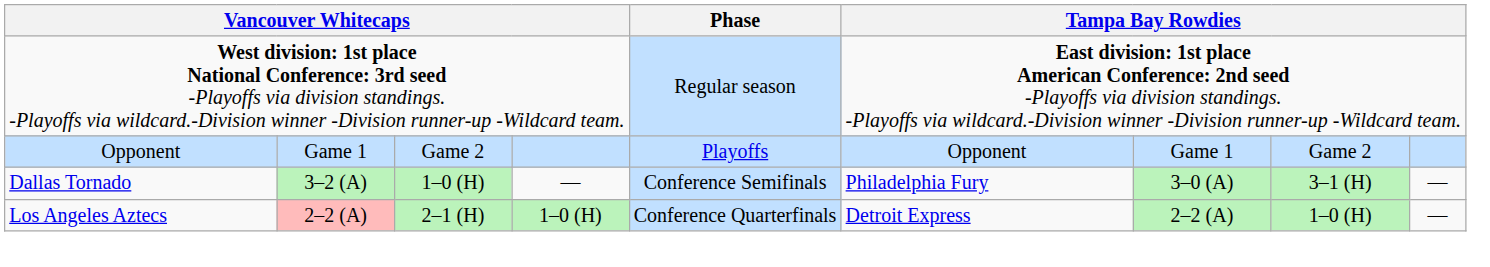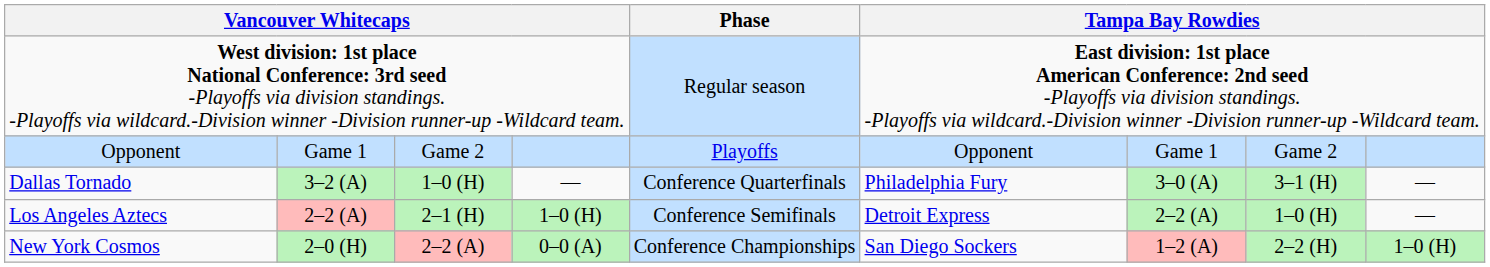(735, 183) Conference Semifinals -> (745, 183) Conference Quarterfinals
(735, 214) Conference Quarterfinals -> (745, 214) Conference Semifinals
+ row: (85, 246)
